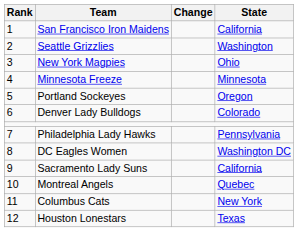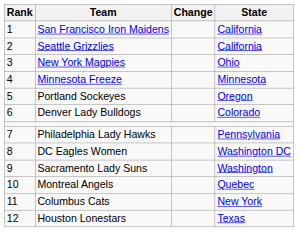(245, 46) Washington -> (240, 46) California
(240, 168) California -> (245, 168) Washington
